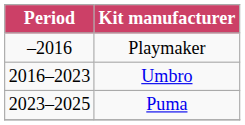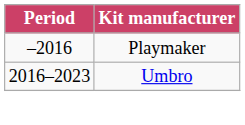- row: (167, 104)
